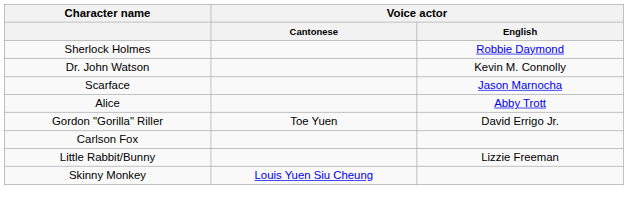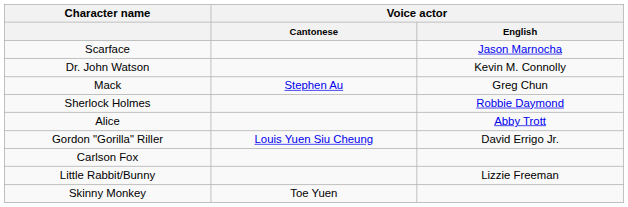rows swapped: (107, 49) <-> (107, 85)
+ row: (107, 85)
(314, 121) Toe Yuen -> (314, 139) Louis Yuen Siu Cheung
(314, 175) Louis Yuen Siu Cheung -> (314, 193) Toe Yuen
